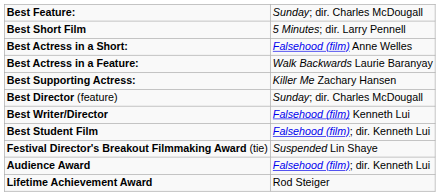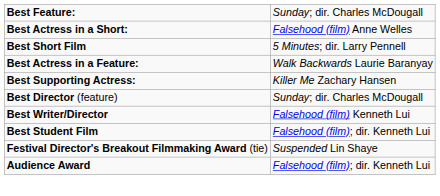rows swapped: (46, 30) <-> (67, 47)
- row: (80, 183)
